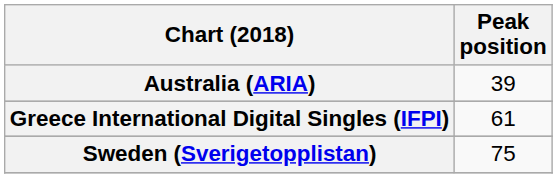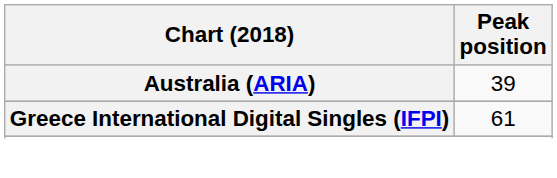- row: (230, 154)
